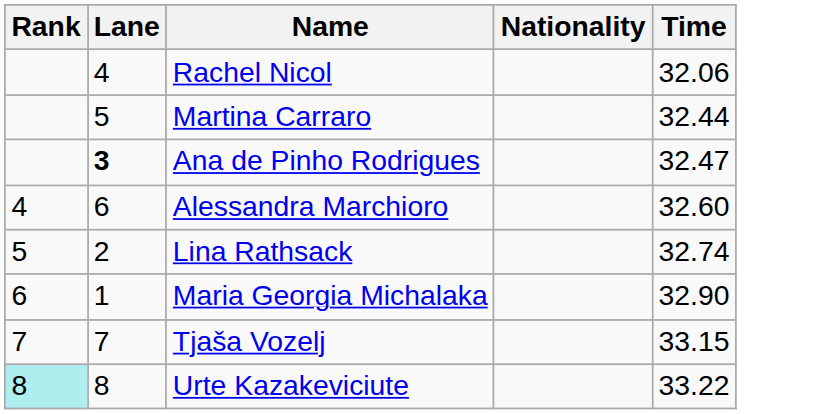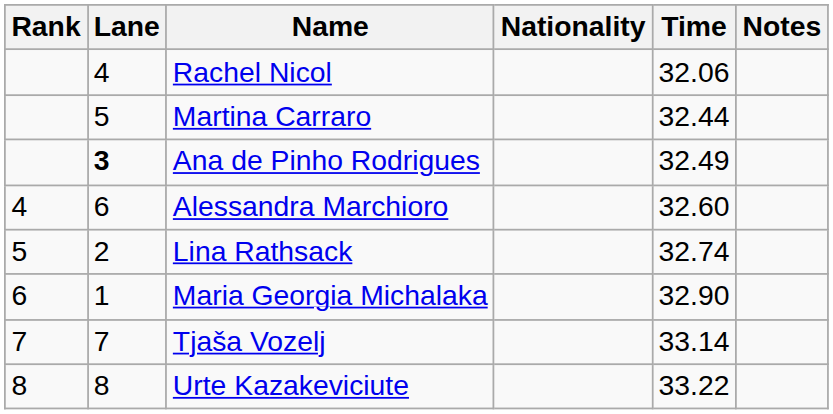+ column: (782, 26)
(694, 161) 32.47 -> (694, 161) 32.49
(694, 341) 33.15 -> (694, 341) 33.14
(19, 386) paleturquoise background -> (19, 386) no background
